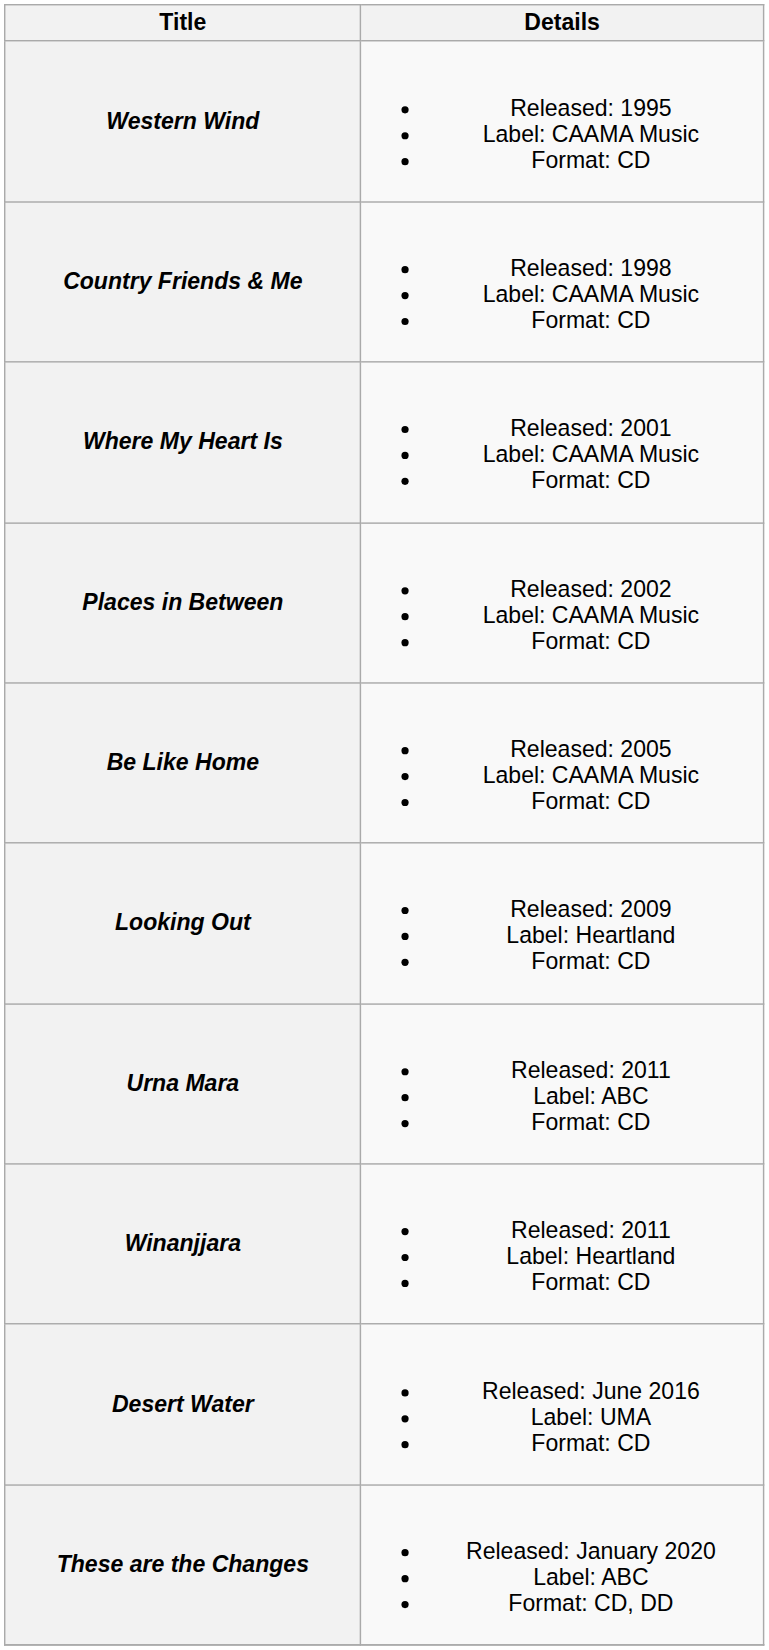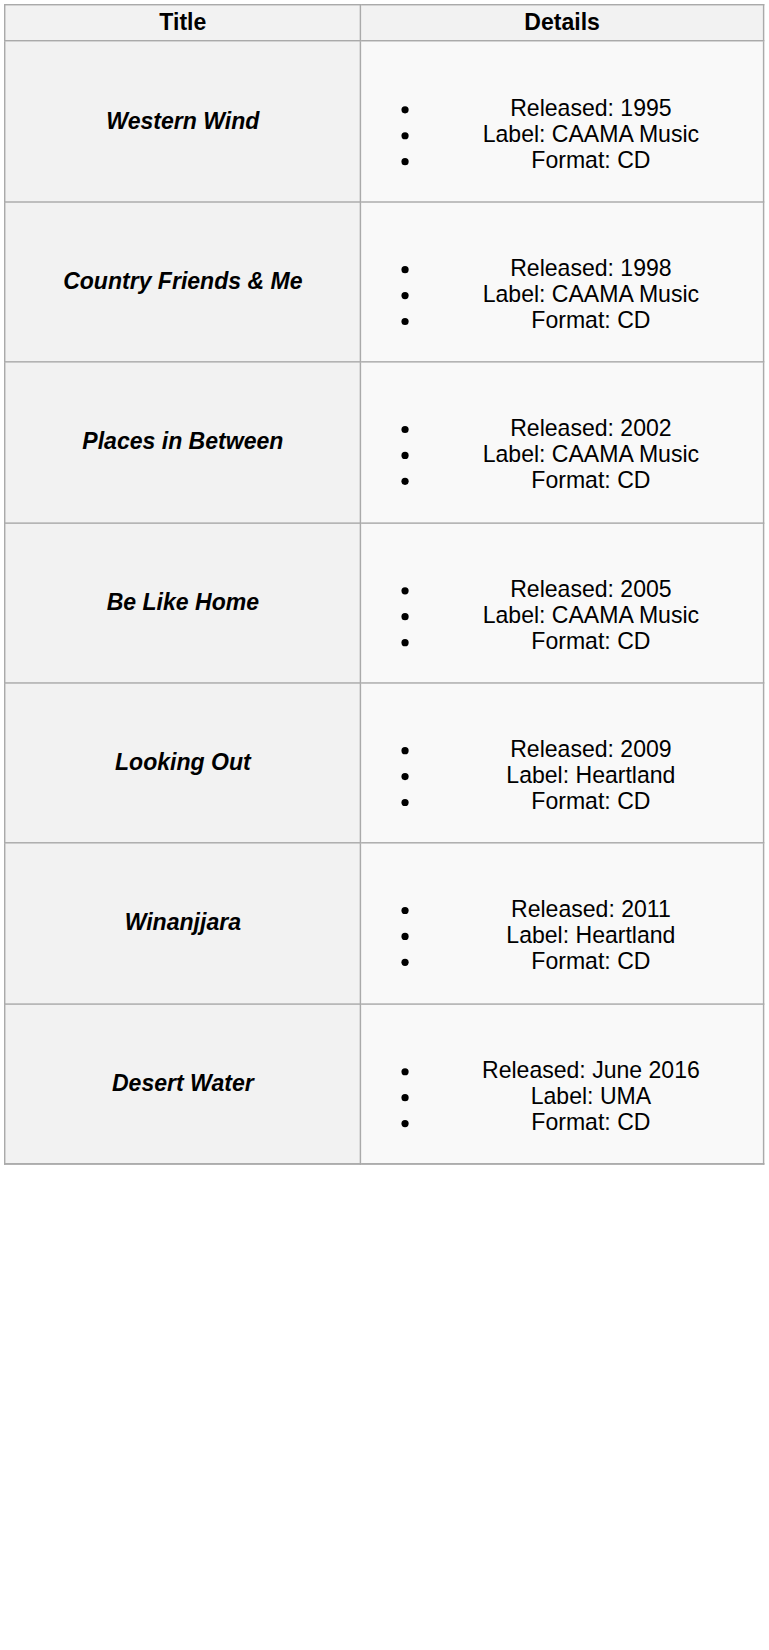- row: (183, 441)
- row: (183, 1083)
- row: (183, 1564)
